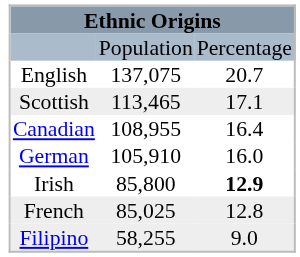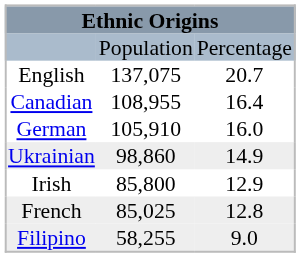- row: (54, 101)
+ row: (51, 156)
(244, 183) bold -> (244, 183) normal
